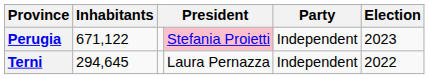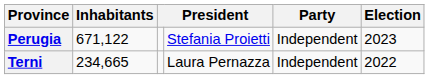(219, 39) pink background -> (219, 39) no background
(102, 62) 294,645 -> (102, 62) 234,665
